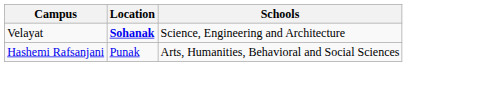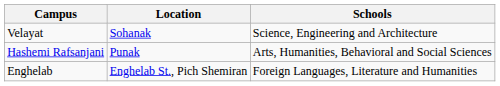(132, 33) bold -> (130, 33) normal
+ row: (30, 71)
